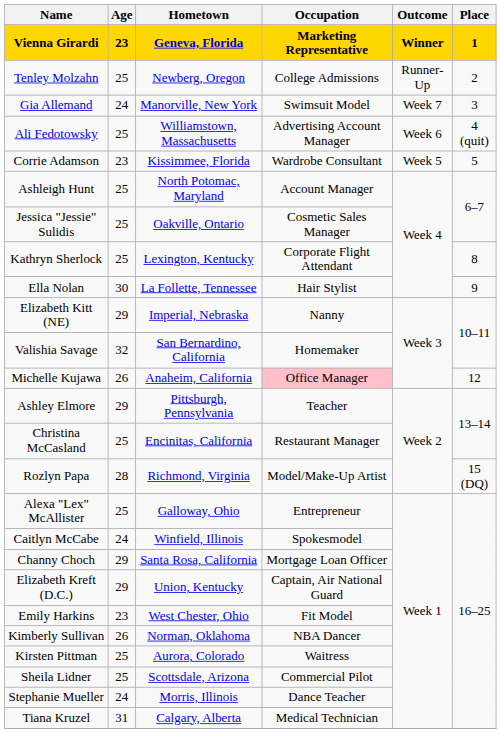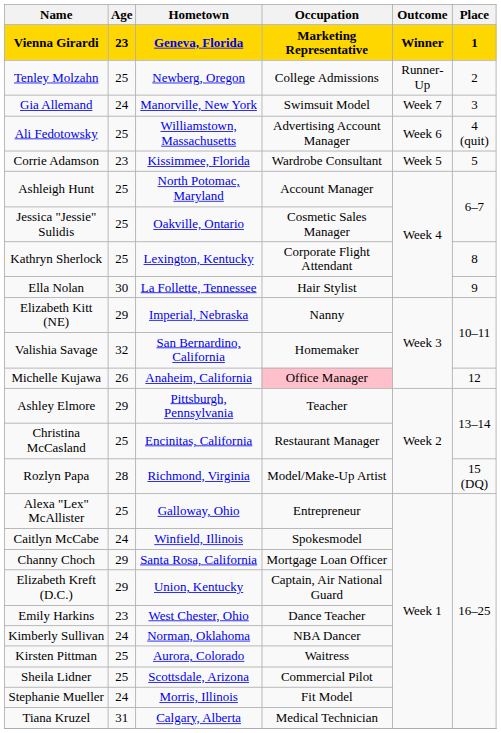(327, 615) Fit Model -> (327, 615) Dance Teacher
(122, 635) 26 -> (122, 635) 24
(327, 697) Dance Teacher -> (327, 697) Fit Model
